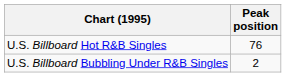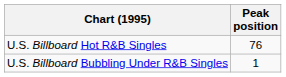(256, 63) 2 -> (256, 63) 1
